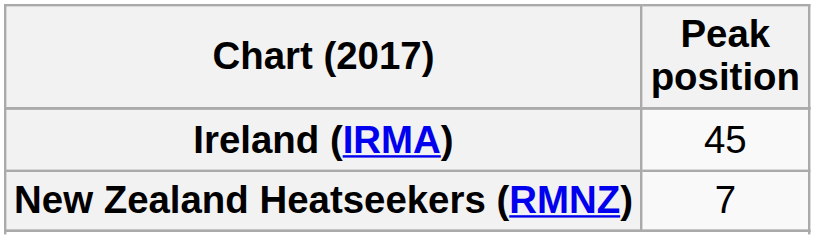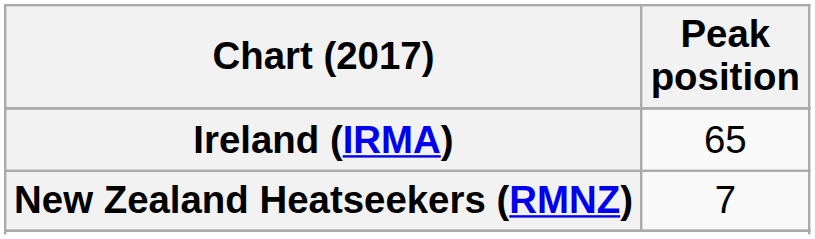(725, 139) 45 -> (725, 139) 65
